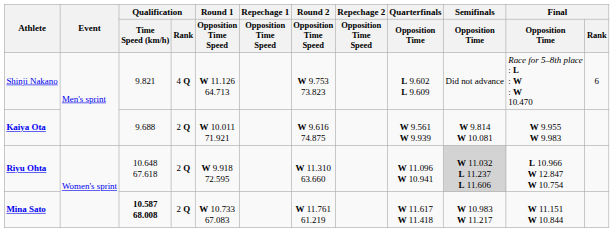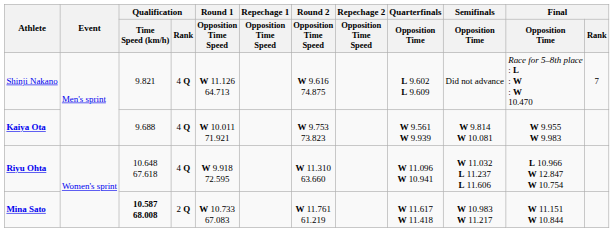(313, 87) W 9.753 73.823 -> (313, 87) W 9.616 74.875
(597, 81) 6 -> (597, 81) 7
(183, 128) 2 Q -> (183, 128) 4 Q
(313, 133) W 9.616 74.875 -> (313, 133) W 9.753 73.823
(183, 169) 2 Q -> (183, 169) 4 Q
(475, 174) lightgrey background -> (475, 174) no background
